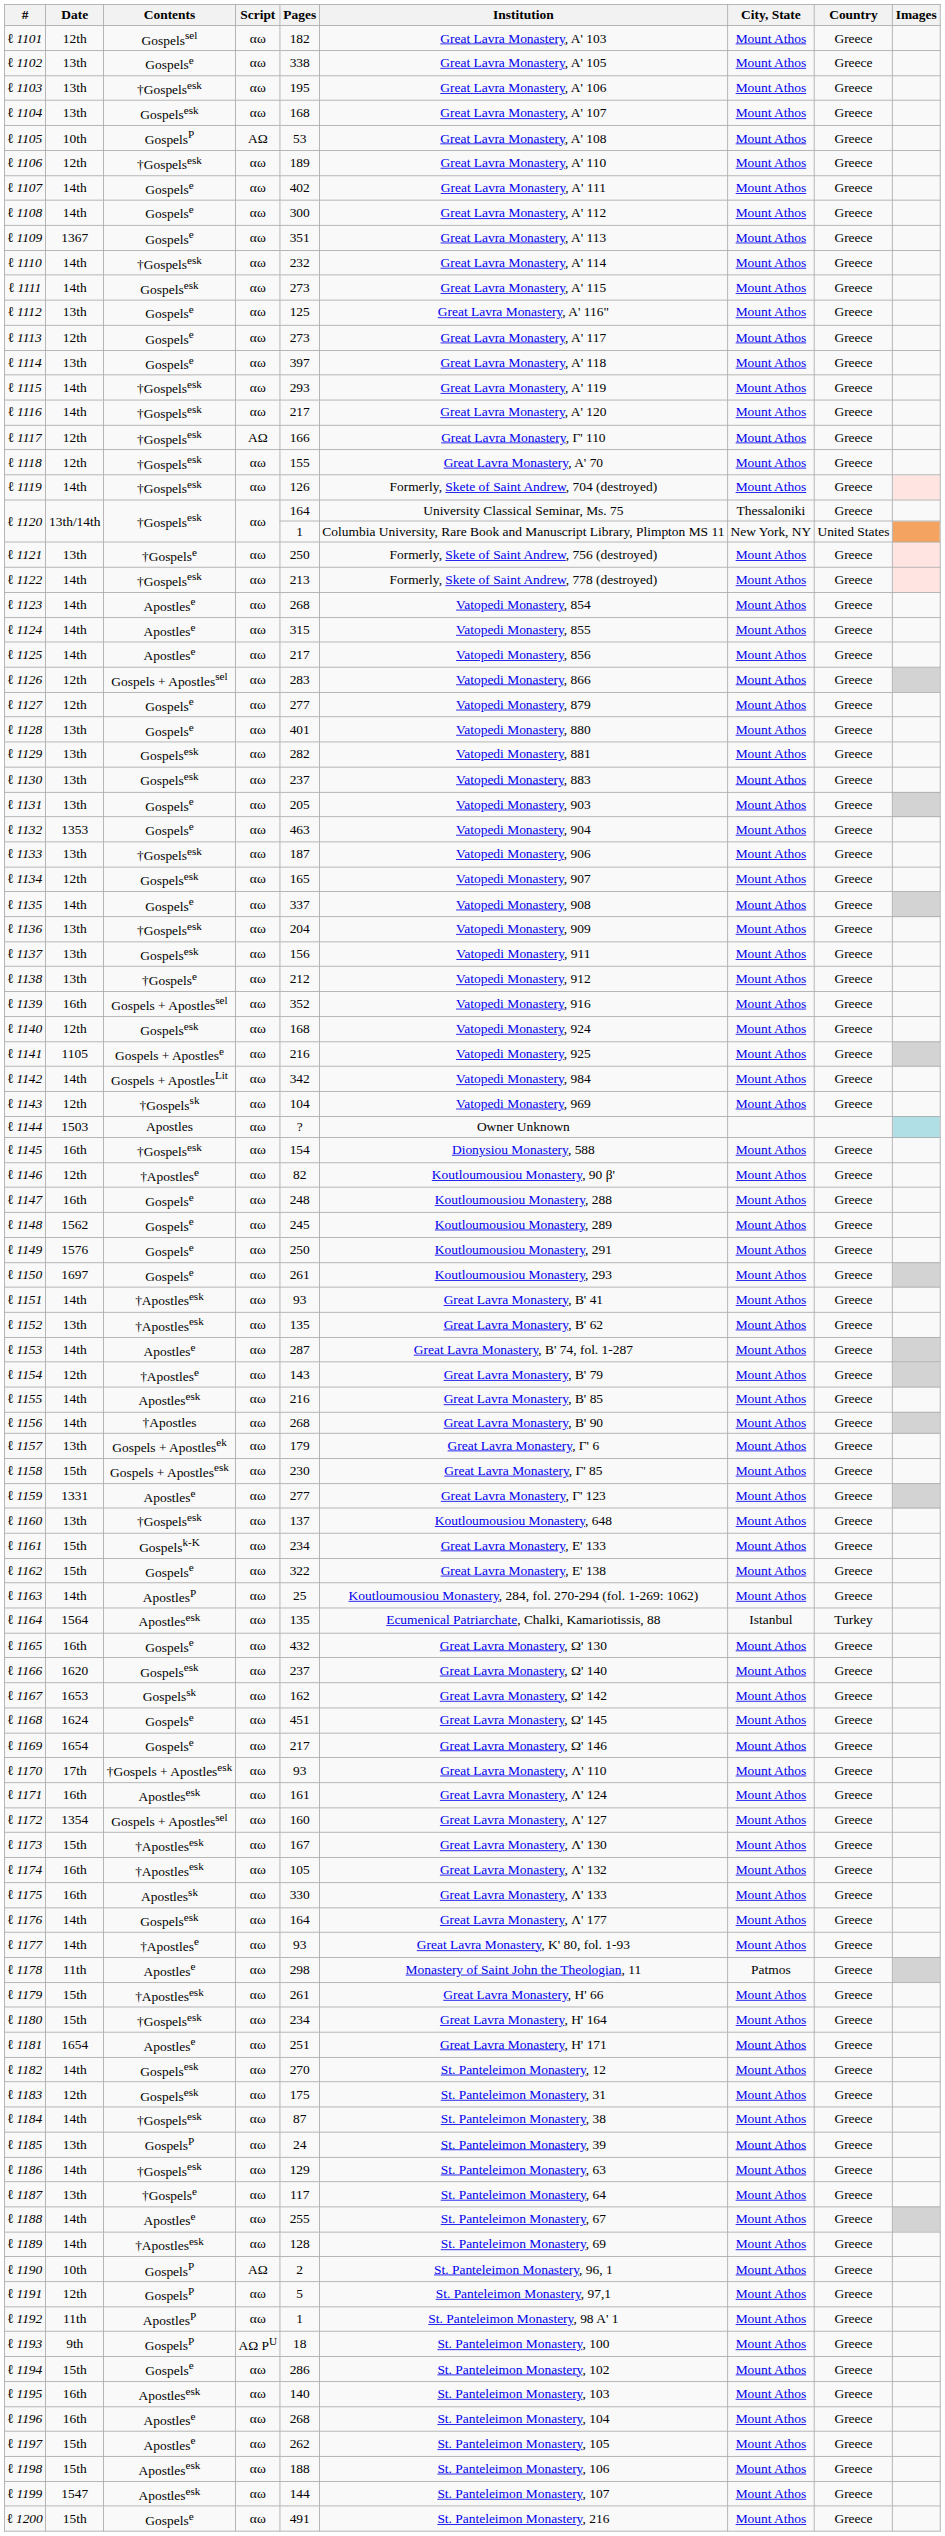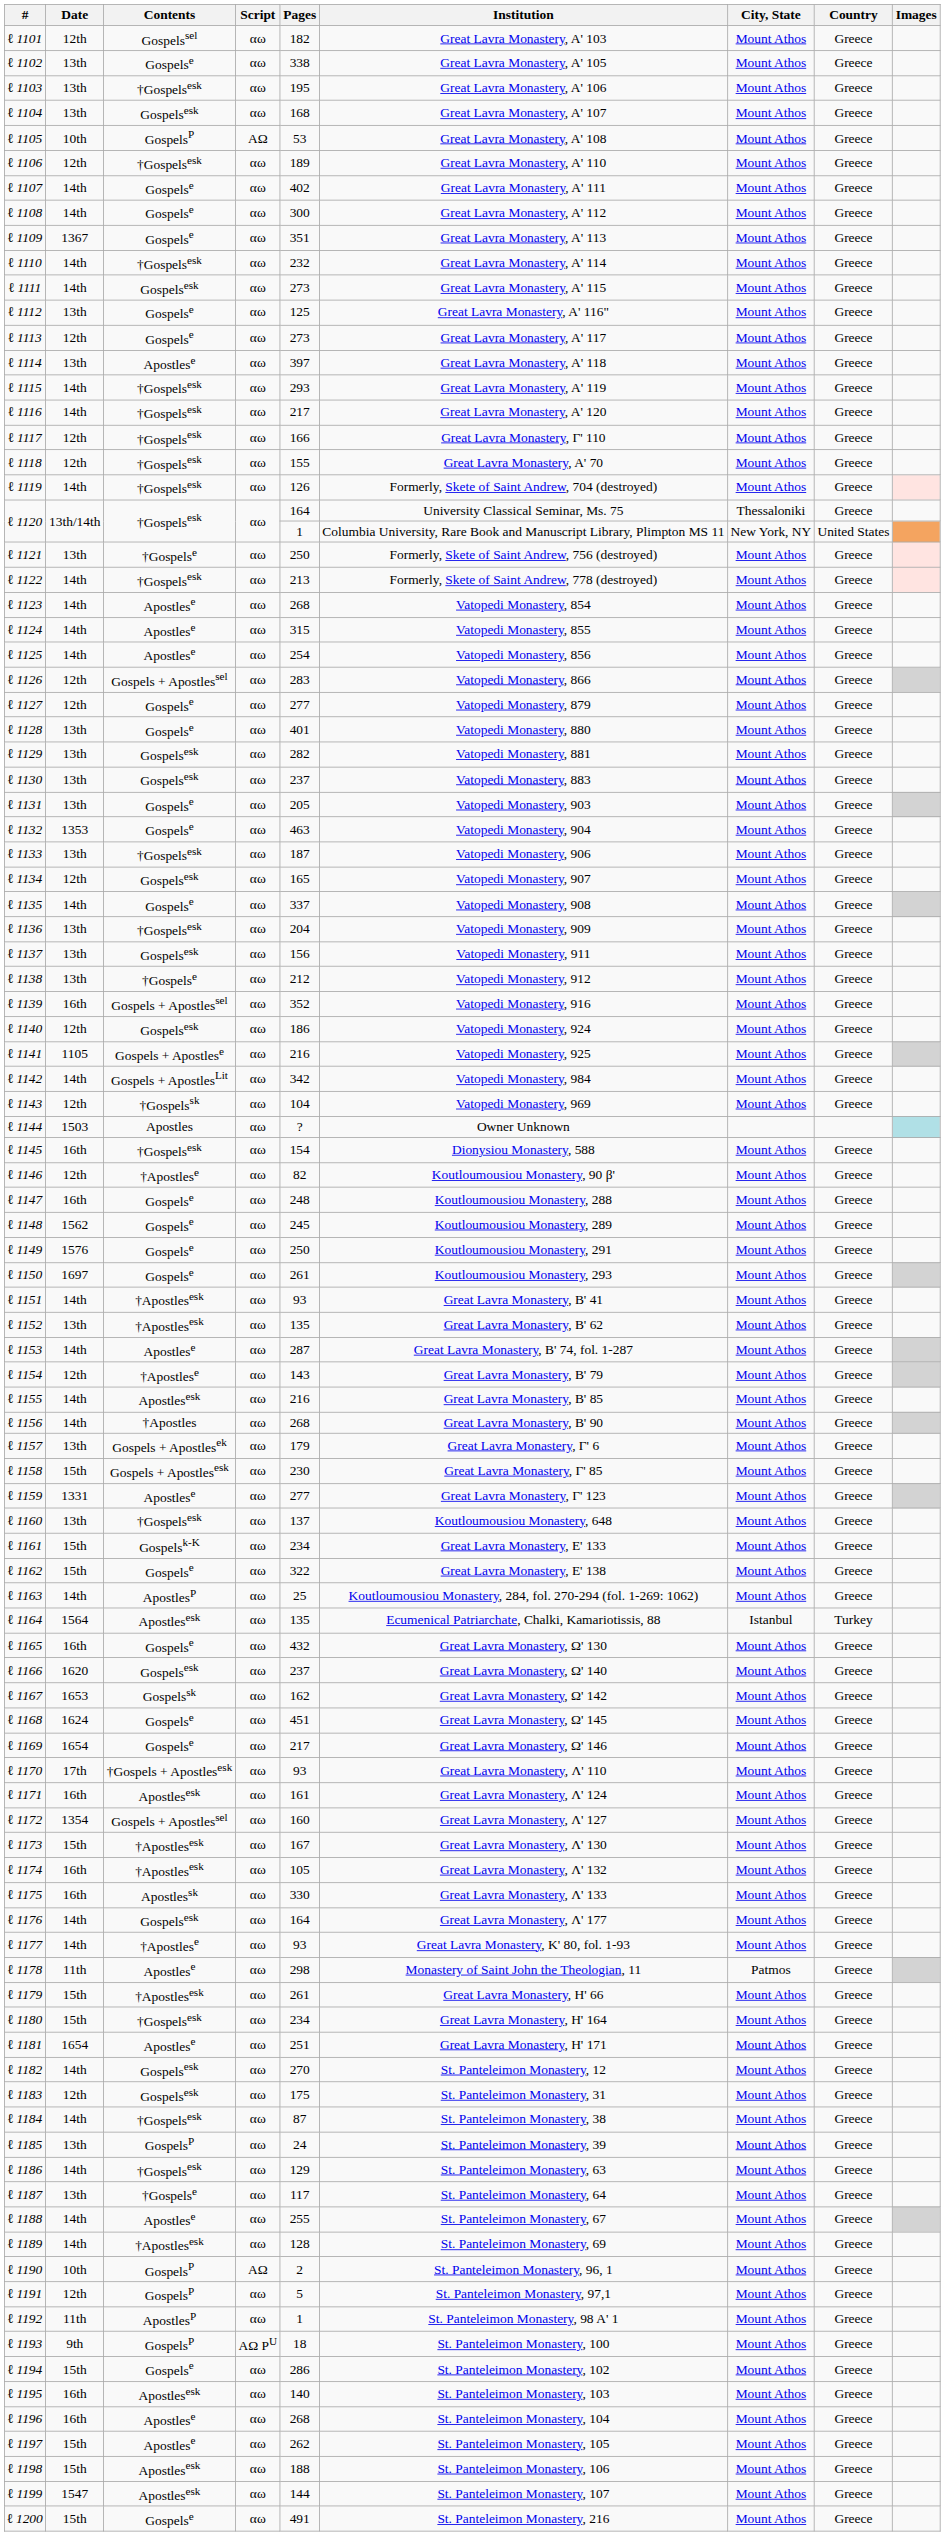(169, 362) Gospelse -> (169, 362) Apostlese
(258, 437) ΑΩ -> (258, 437) αω
(300, 654) 217 -> (300, 654) 254
(300, 1029) 168 -> (300, 1029) 186
